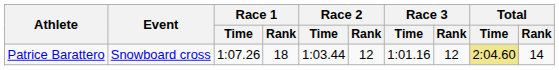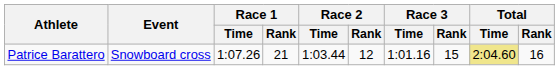(281, 55) 18 -> (281, 55) 21
(451, 55) 12 -> (451, 55) 15
(537, 55) 14 -> (537, 55) 16
